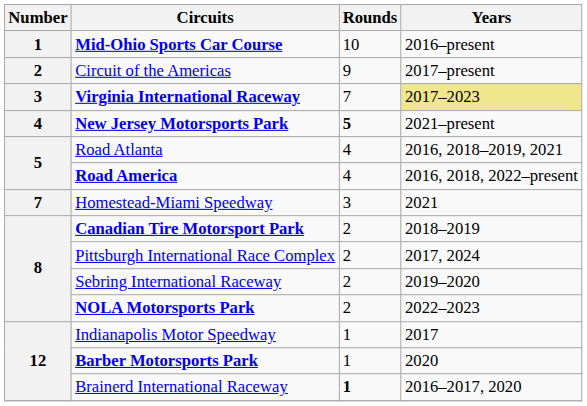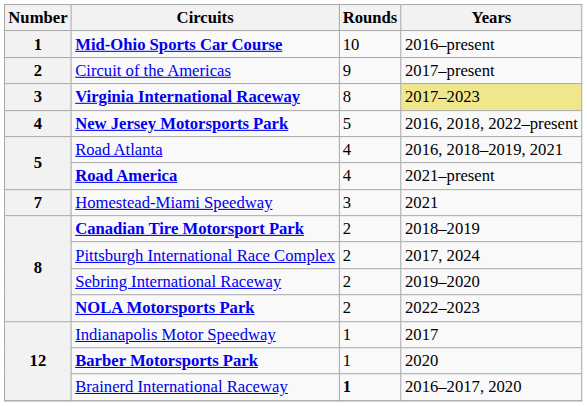(347, 96) 7 -> (347, 96) 8
(347, 123) bold -> (347, 123) normal
(450, 123) 2021–present -> (491, 123) 2016, 2018, 2022–present
(491, 176) 2016, 2018, 2022–present -> (450, 176) 2021–present
